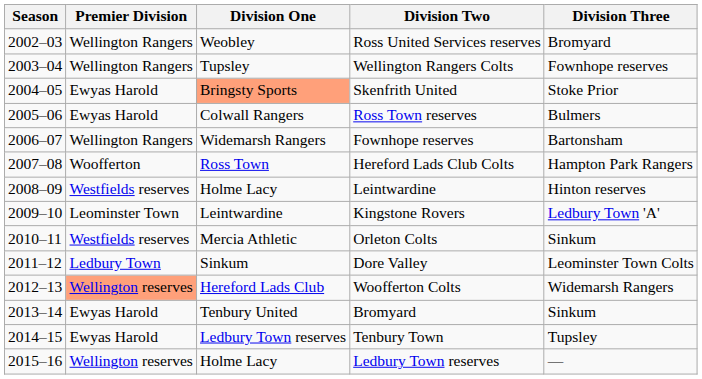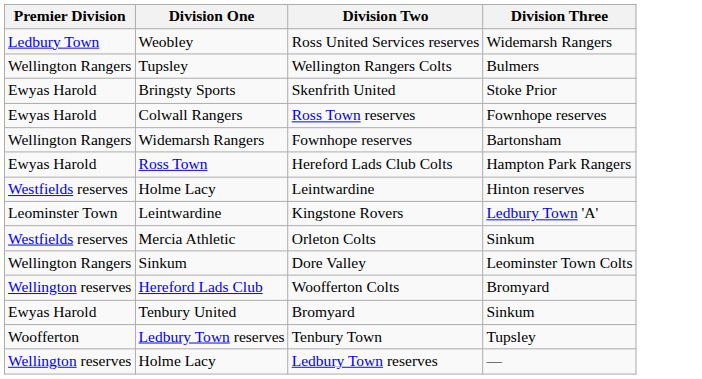- column: (35, 16)
(131, 41) Wellington Rangers -> (54, 41) Ledbury Town
(579, 41) Bromyard -> (549, 41) Widemarsh Rangers
(608, 66) Fownhope reserves -> (513, 66) Bulmers
(249, 90) lightsalmon background -> (187, 90) no background
(574, 115) Bulmers -> (547, 115) Fownhope reserves
(105, 164) Woofferton -> (52, 164) Ewyas Harold
(115, 262) Ledbury Town -> (70, 262) Wellington Rangers
(131, 287) lightsalmon background -> (70, 287) no background
(611, 287) Widemarsh Rangers -> (518, 287) Bromyard
(114, 336) Ewyas Harold -> (43, 336) Woofferton
